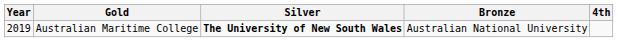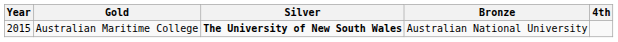(19, 29) 2019 -> (19, 29) 2015
